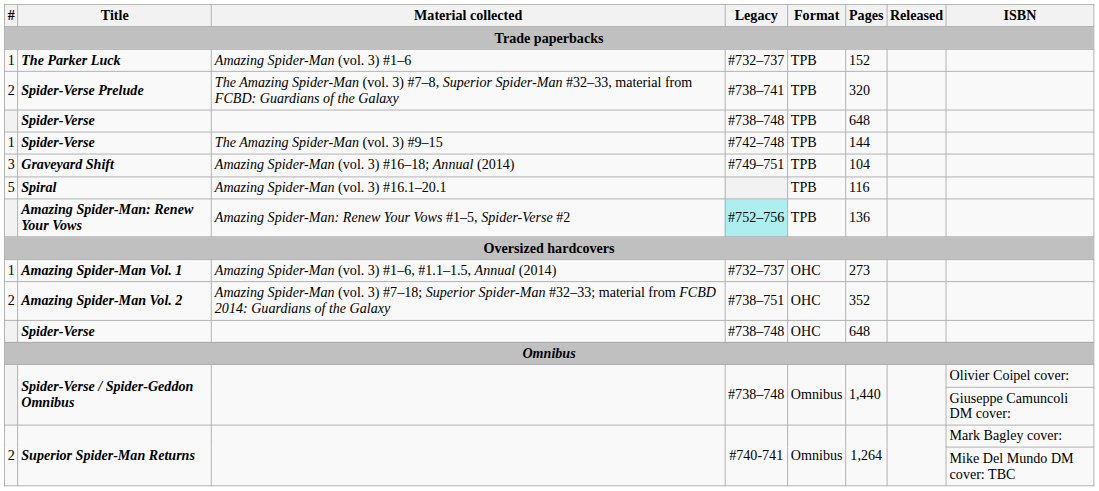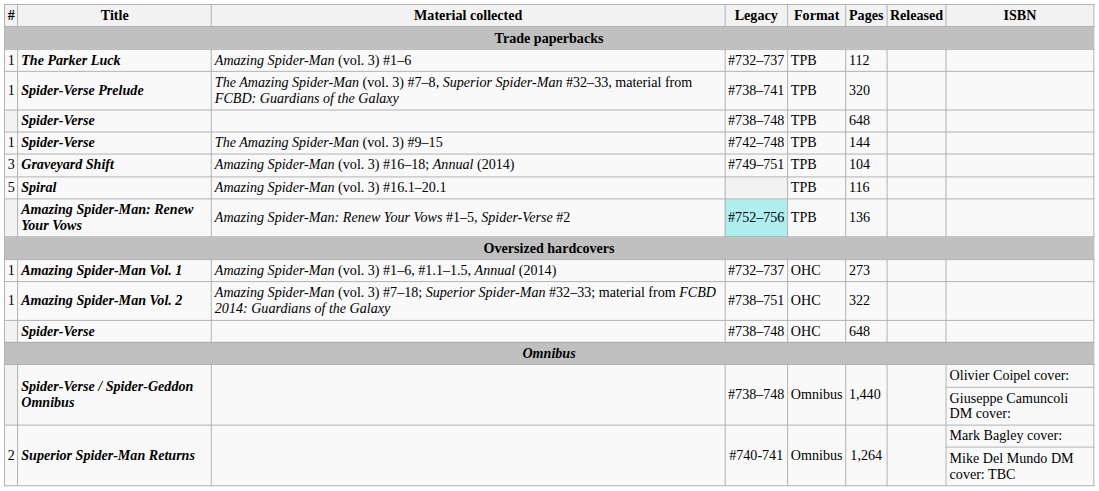(860, 60) 152 -> (859, 60) 112
(11, 90) 2 -> (11, 90) 1
(11, 300) 2 -> (11, 300) 1
(860, 300) 352 -> (860, 300) 322
